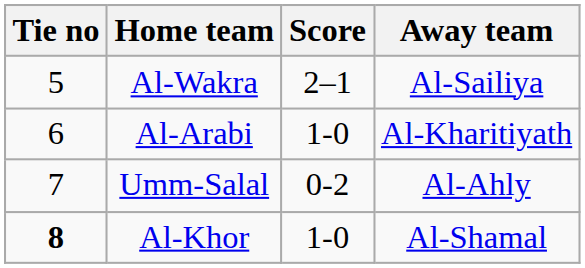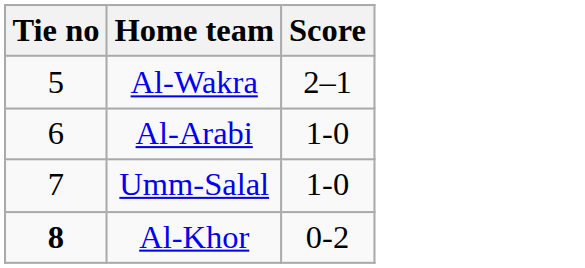- column: (477, 30)
(328, 184) 0-2 -> (328, 184) 1-0
(328, 236) 1-0 -> (328, 236) 0-2
